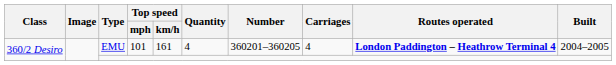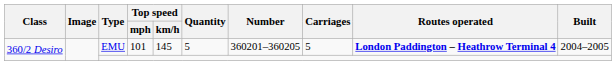(164, 47) 161 -> (164, 47) 145
(187, 47) 4 -> (187, 47) 5
(308, 47) 4 -> (308, 47) 5
